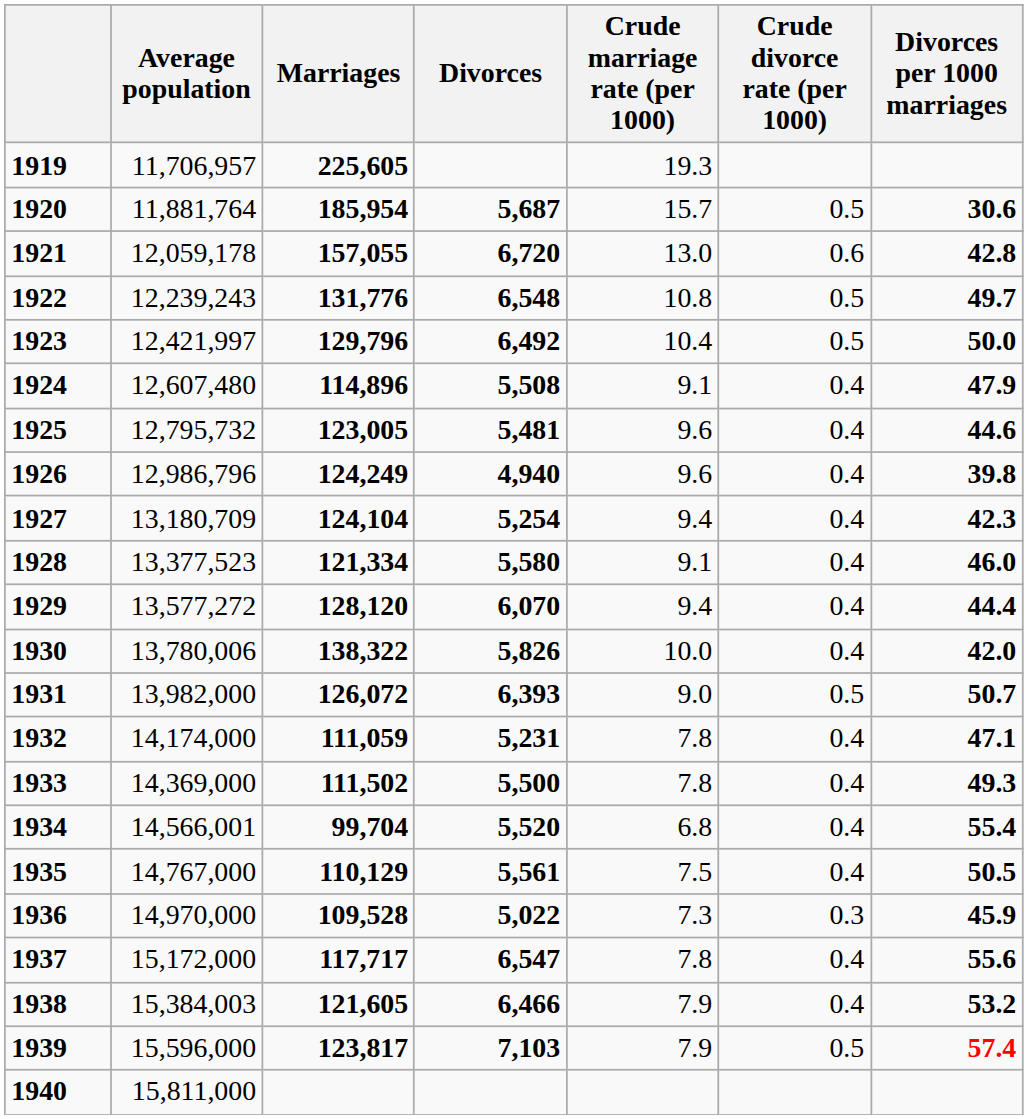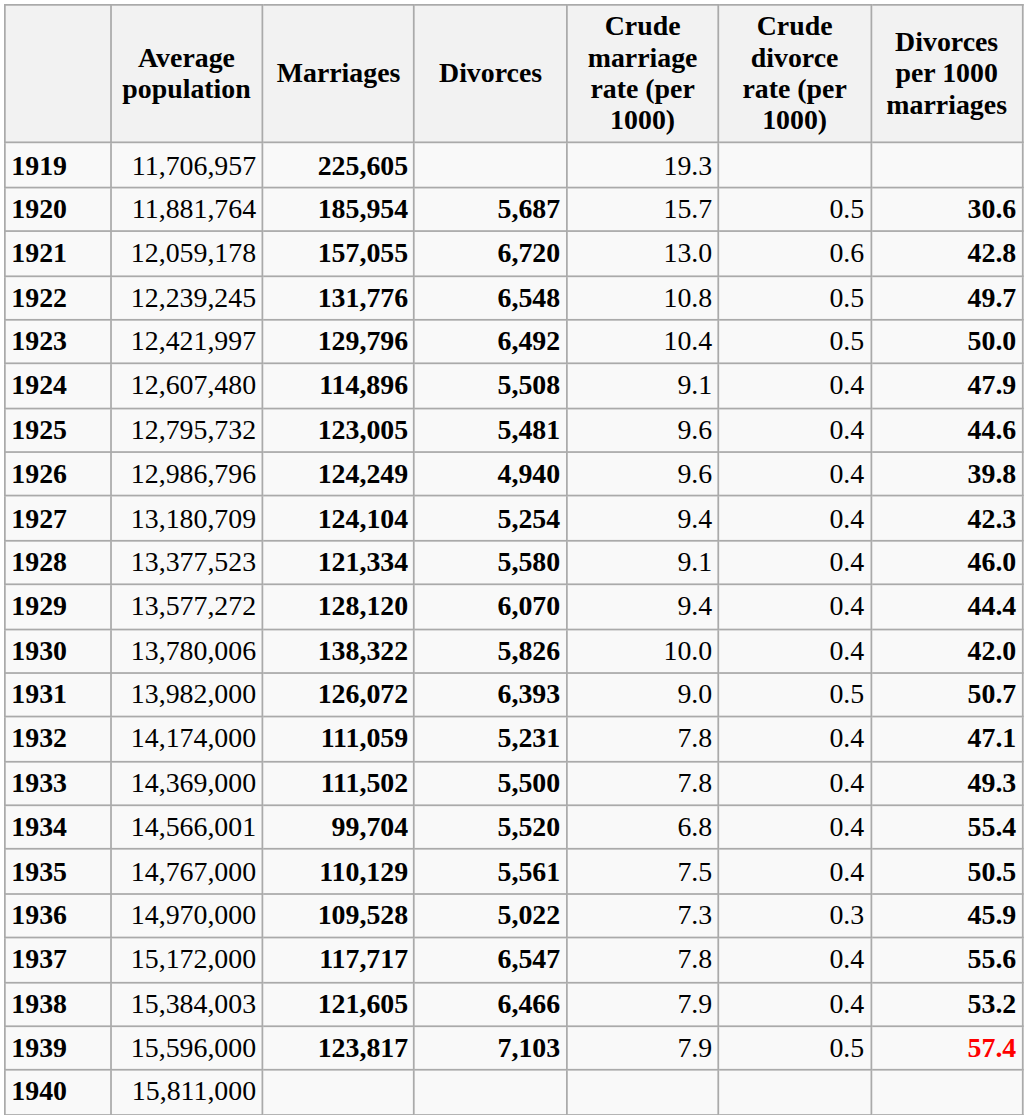(193, 297) 12,239,243 -> (193, 297) 12,239,245
